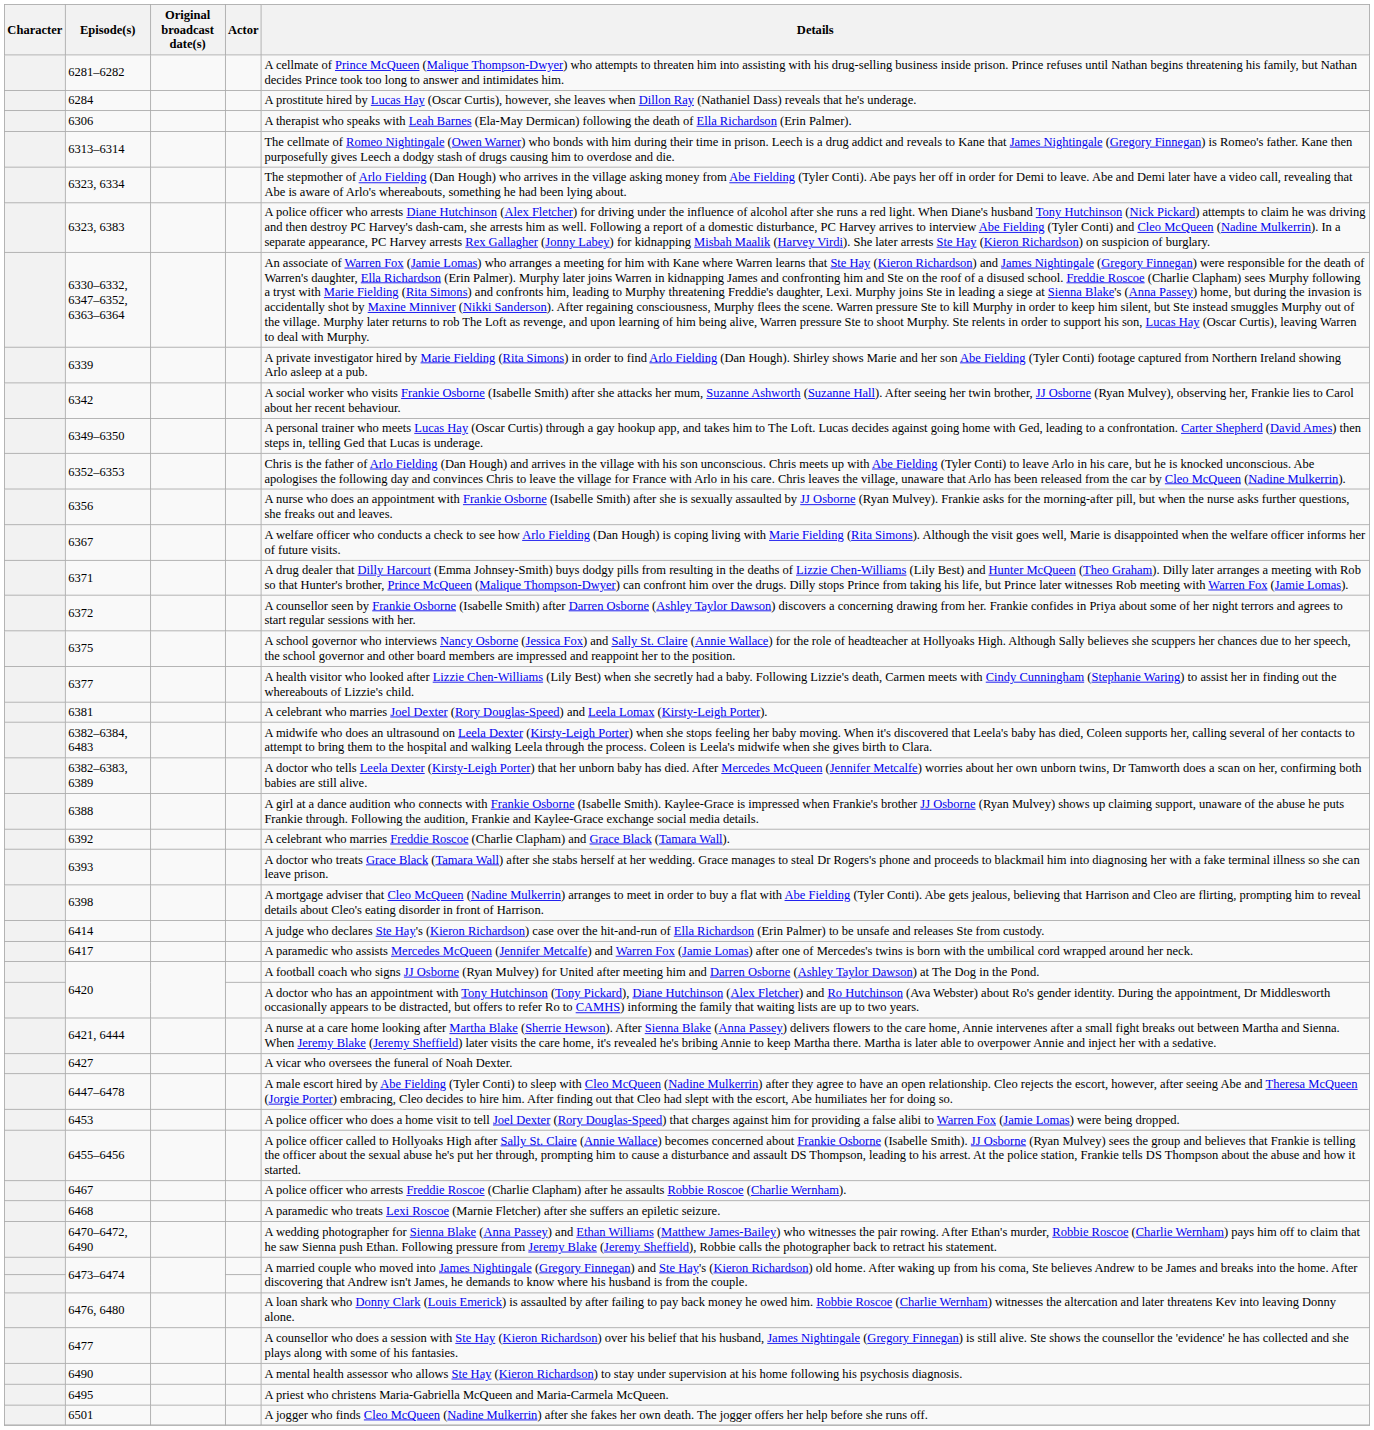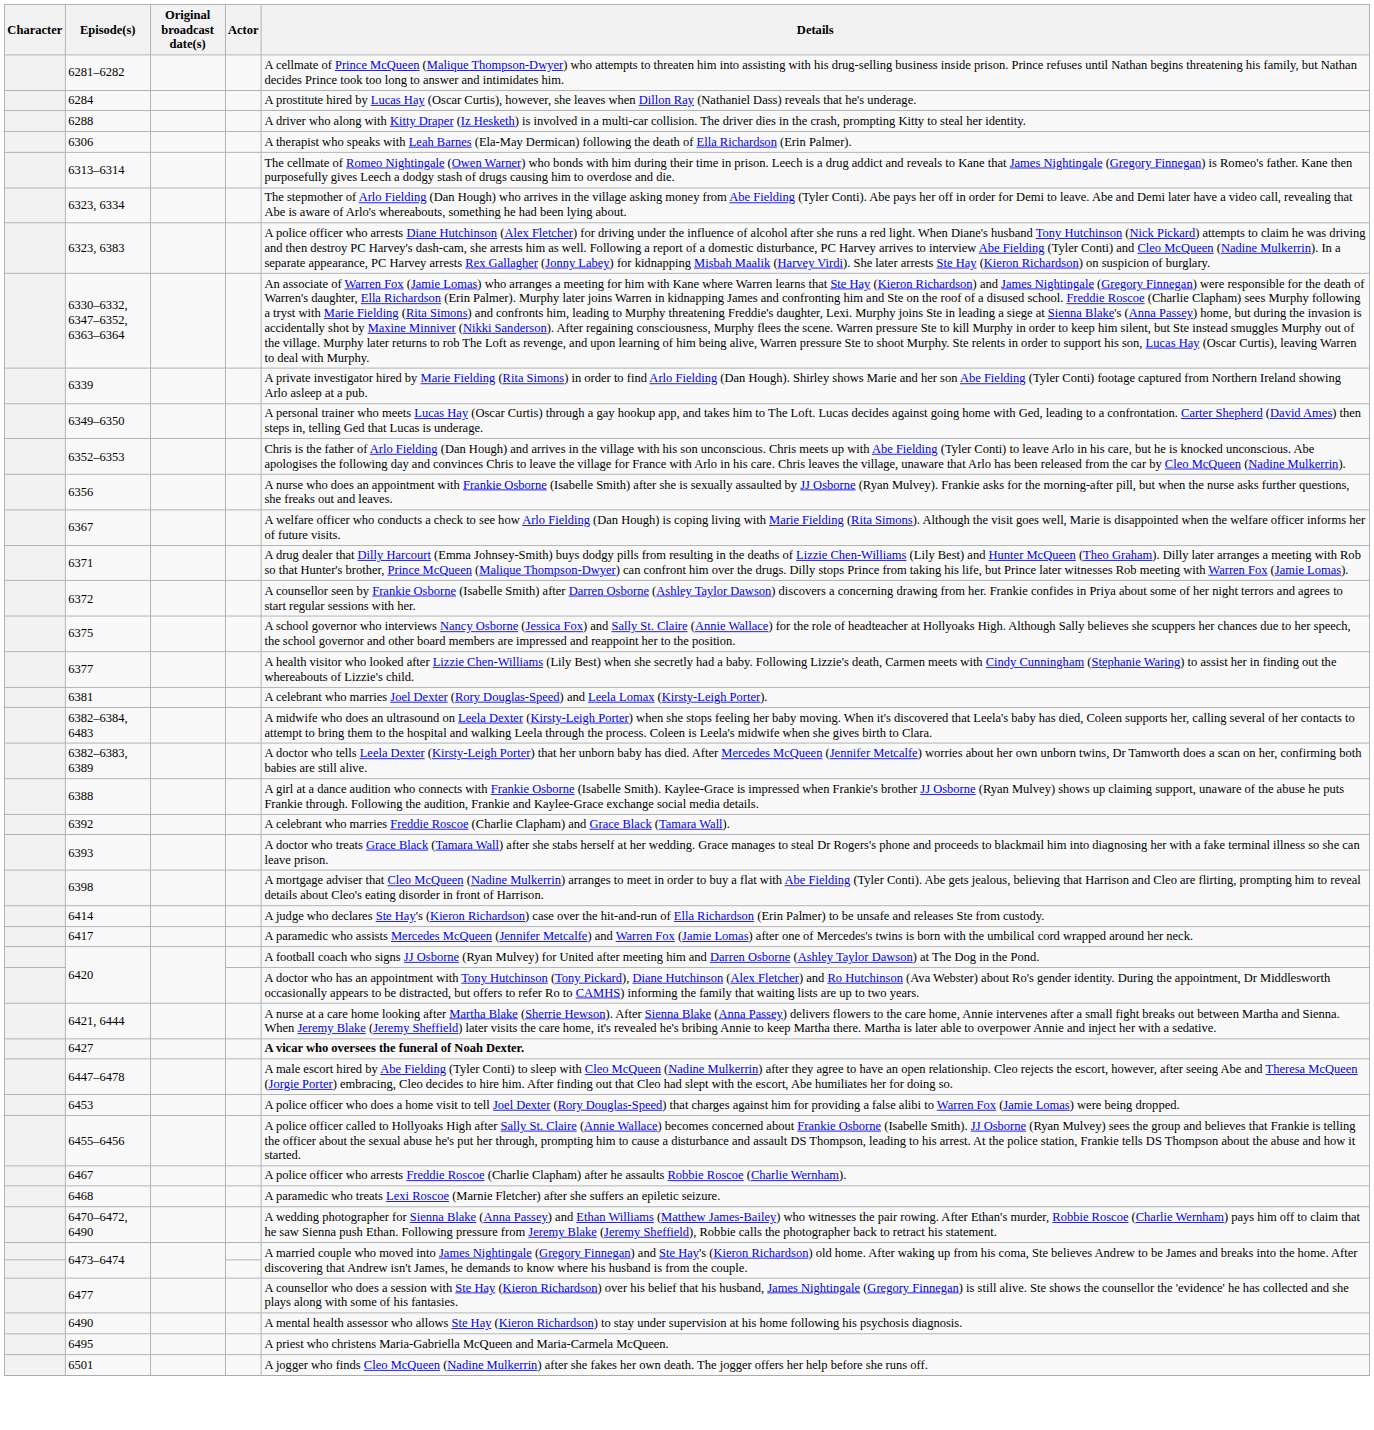+ row: (35, 122)
- row: (35, 401)
(388, 1064) normal -> (394, 1049) bold
- row: (35, 1311)
